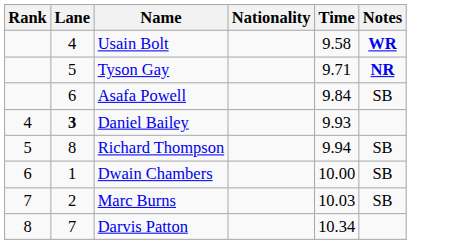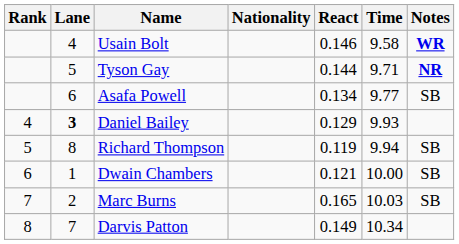+ column: (338, 17)
(337, 95) 9.84 -> (385, 95) 9.77
